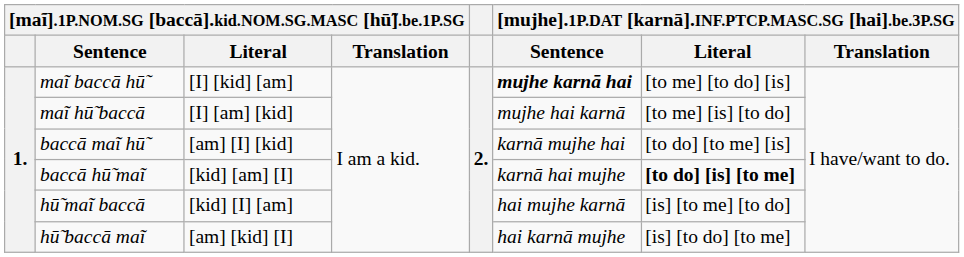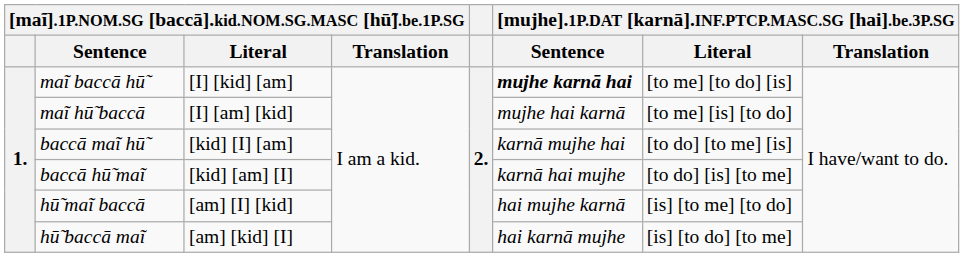(241, 143) [am] [I] [kid] -> (241, 143) [kid] [I] [am]
(720, 174) bold -> (719, 174) normal
(241, 205) [kid] [I] [am] -> (241, 205) [am] [I] [kid]
